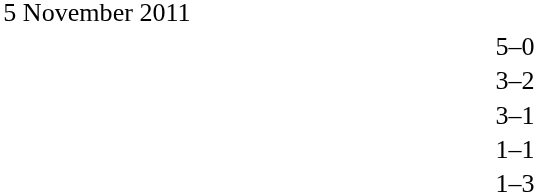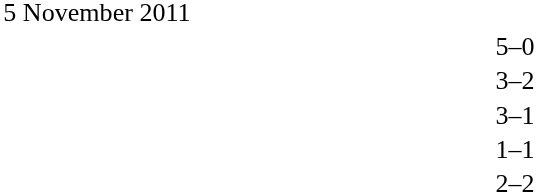- row: (515, 183)
+ row: (515, 183)
